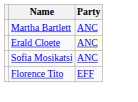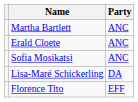(87, 43) lightyellow background -> (118, 43) no background
+ row: (57, 74)
